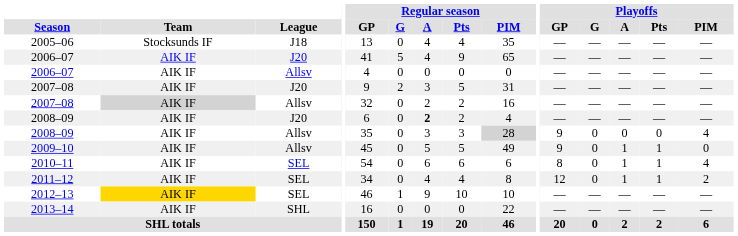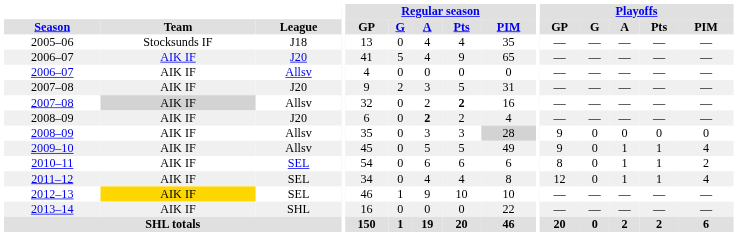(462, 102) normal -> (462, 102) bold
(706, 133) 4 -> (706, 133) 0
(706, 148) 0 -> (706, 148) 4
(706, 163) 4 -> (706, 163) 2
(706, 178) 2 -> (706, 178) 4
